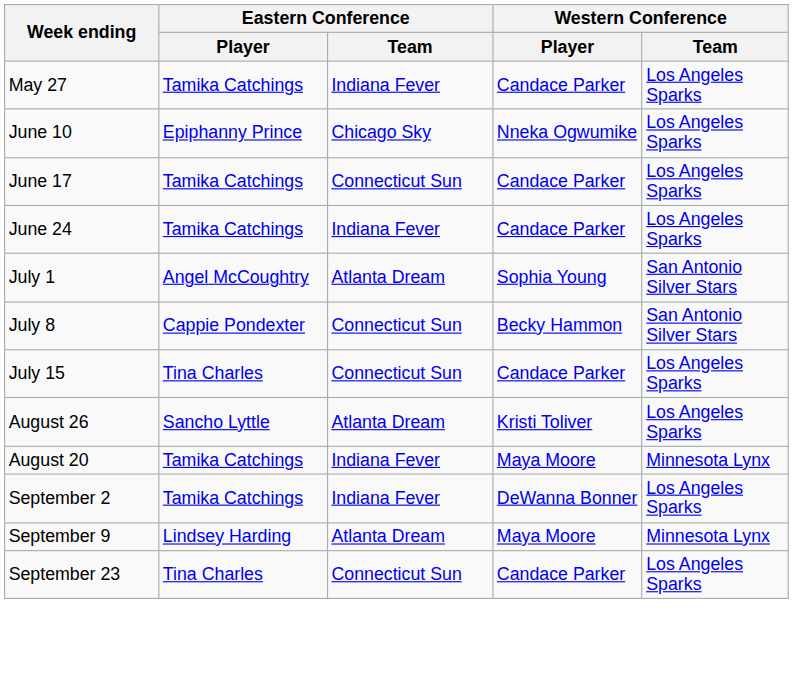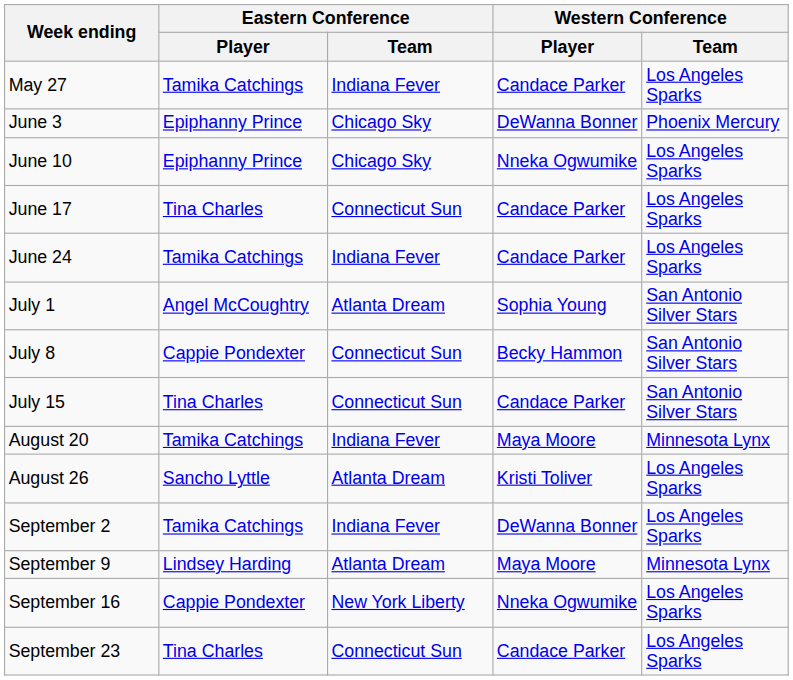+ row: (35, 123)
(233, 181) Tamika Catchings -> (213, 209) Tina Charles
(695, 373) Los Angeles Sparks -> (694, 401) San Antonio Silver Stars
rows swapped: (49, 460) <-> (49, 421)
+ row: (64, 602)
